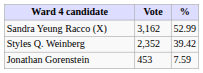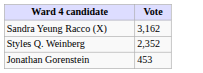- column: (185, 12)
